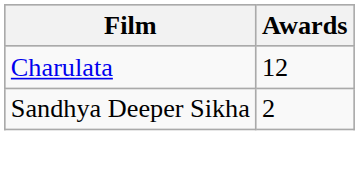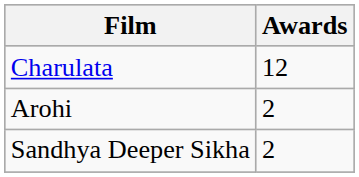+ row: (41, 108)
